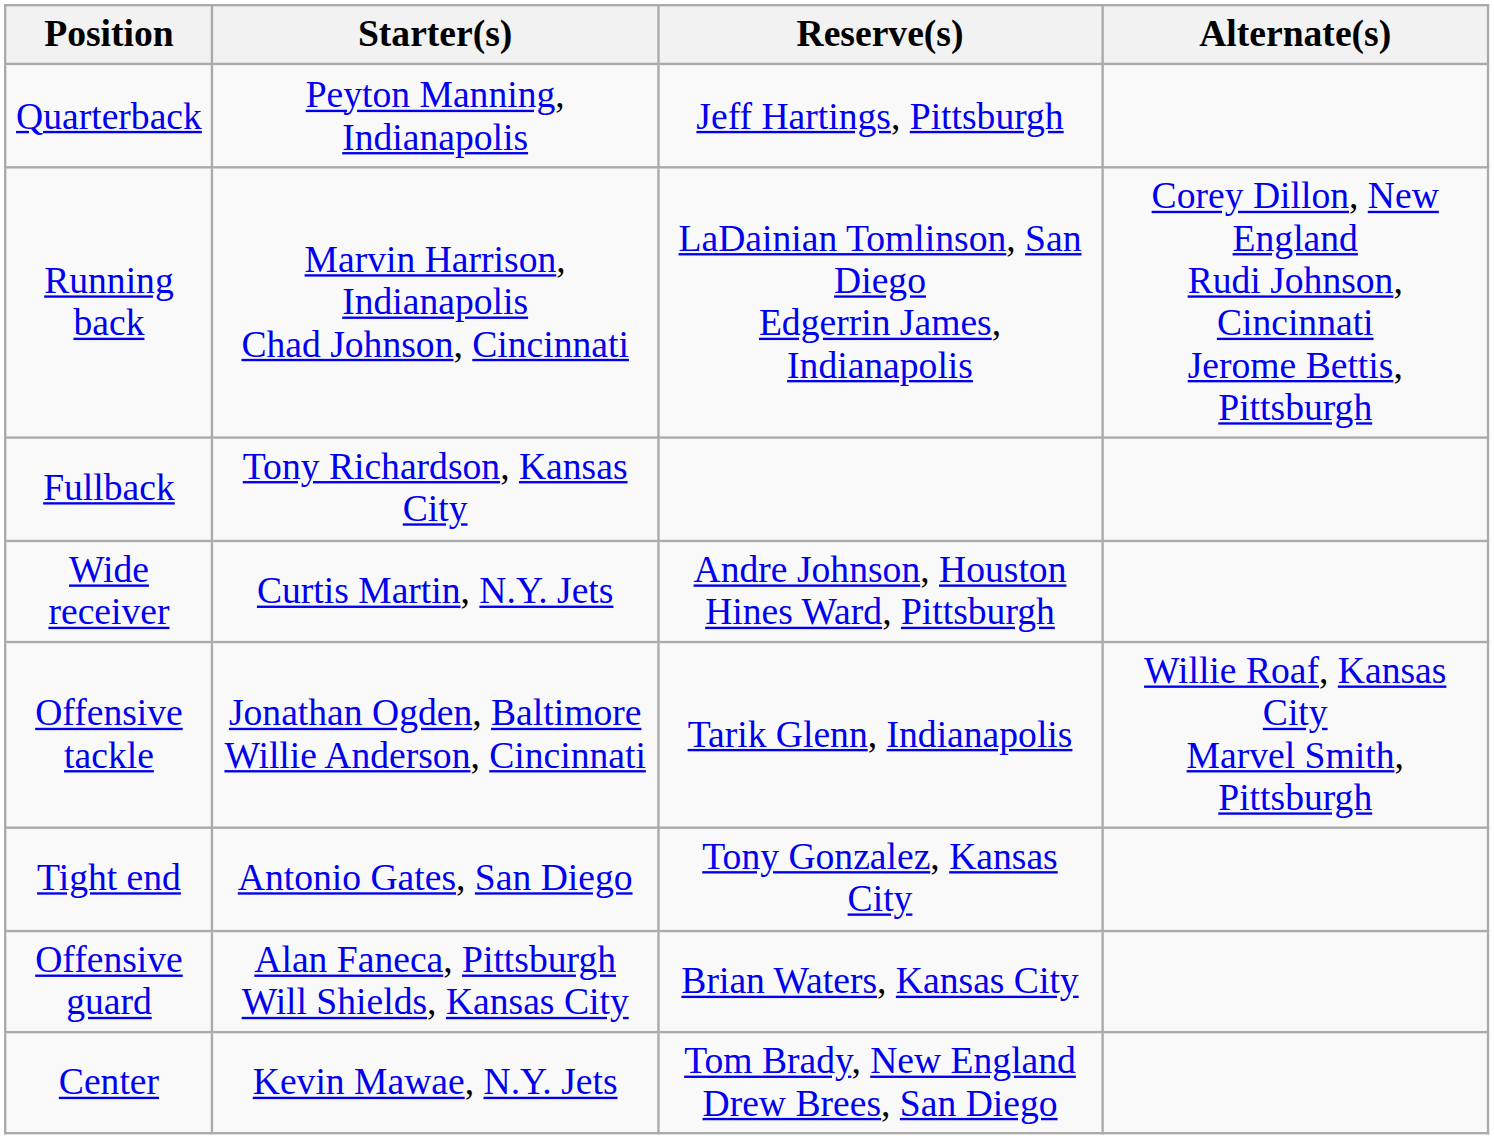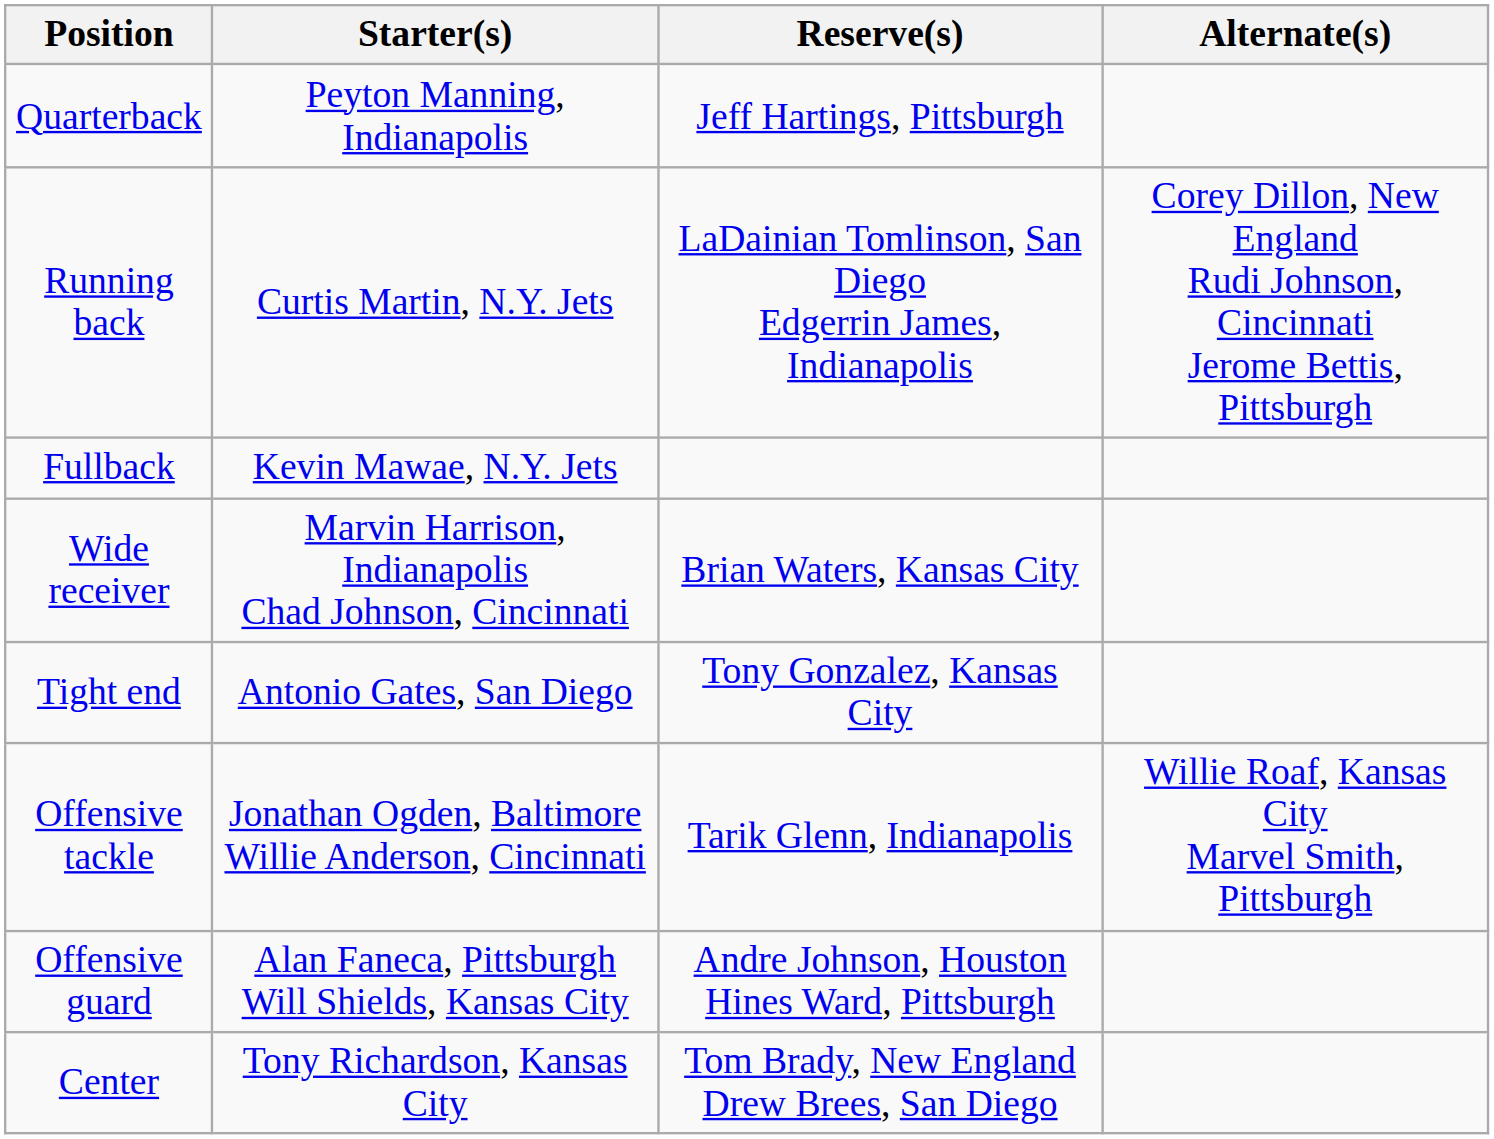(435, 301) Marvin Harrison, Indianapolis Chad Johnson, Cincinnati -> (435, 301) Curtis Martin, N.Y. Jets
(435, 488) Tony Richardson, Kansas City -> (435, 467) Kevin Mawae, N.Y. Jets
(435, 590) Curtis Martin, N.Y. Jets -> (435, 568) Marvin Harrison, Indianapolis Chad Johnson, Cincinnati
(880, 590) Andre Johnson, Houston Hines Ward, Pittsburgh -> (880, 568) Brian Waters, Kansas City
rows swapped: (109, 878) <-> (109, 734)
(880, 980) Brian Waters, Kansas City -> (880, 980) Andre Johnson, Houston Hines Ward, Pittsburgh
(435, 1082) Kevin Mawae, N.Y. Jets -> (435, 1082) Tony Richardson, Kansas City
